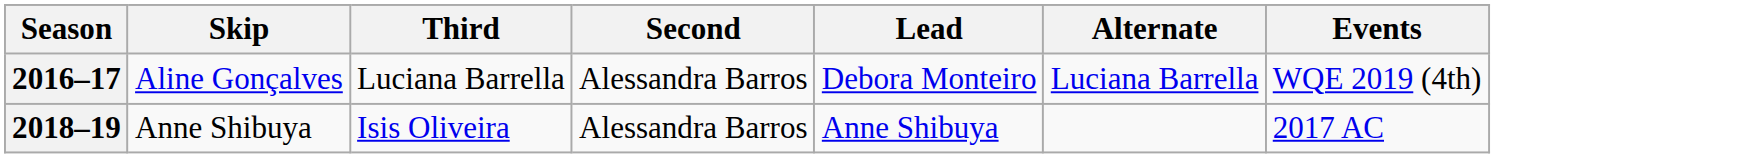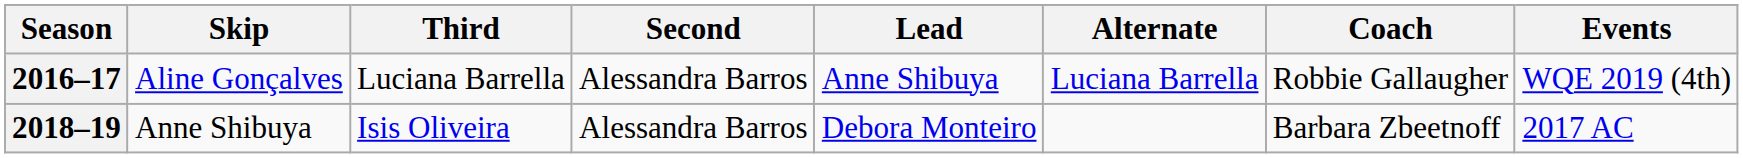+ column: (1390, 29)
(929, 78) Debora Monteiro -> (910, 78) Anne Shibuya
(910, 127) Anne Shibuya -> (929, 127) Debora Monteiro
